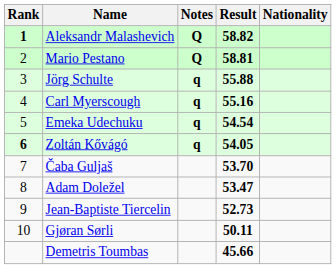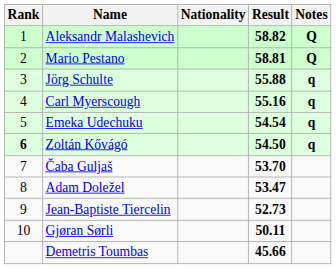columns swapped: (295, 15) <-> (197, 15)
(23, 36) bold -> (23, 36) normal
(238, 144) 54.05 -> (270, 144) 54.50
